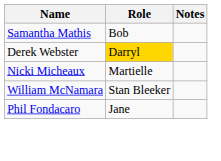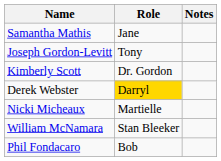(118, 33) Bob -> (128, 33) Jane
+ row: (60, 52)
+ row: (44, 71)
(119, 109) Jane -> (128, 147) Bob
